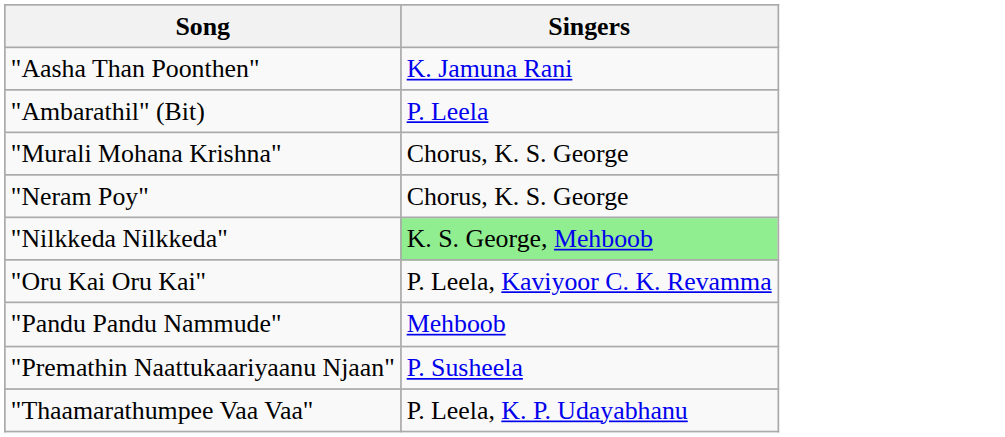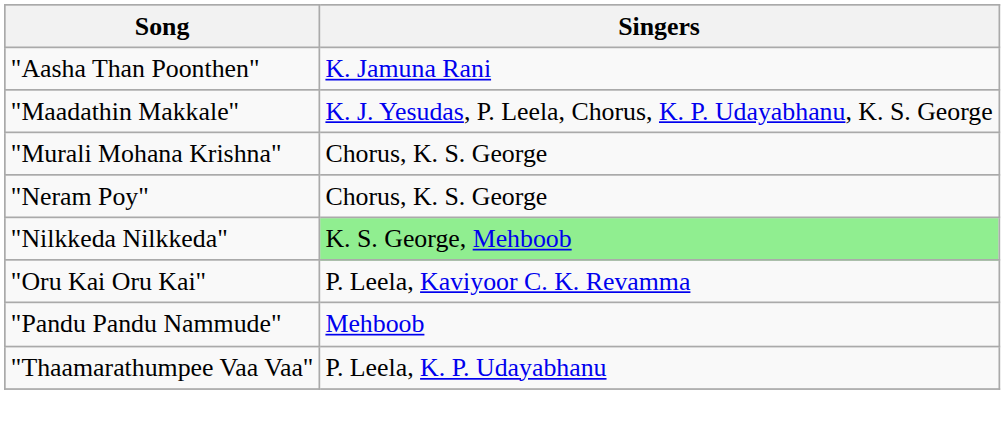- row: (108, 111)
+ row: (125, 111)
- row: (203, 366)
